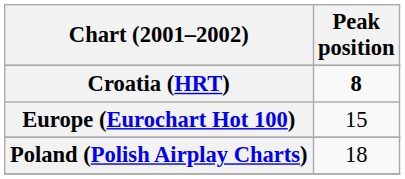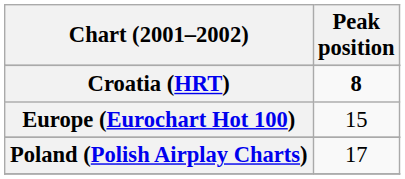(356, 155) 18 -> (356, 155) 17
